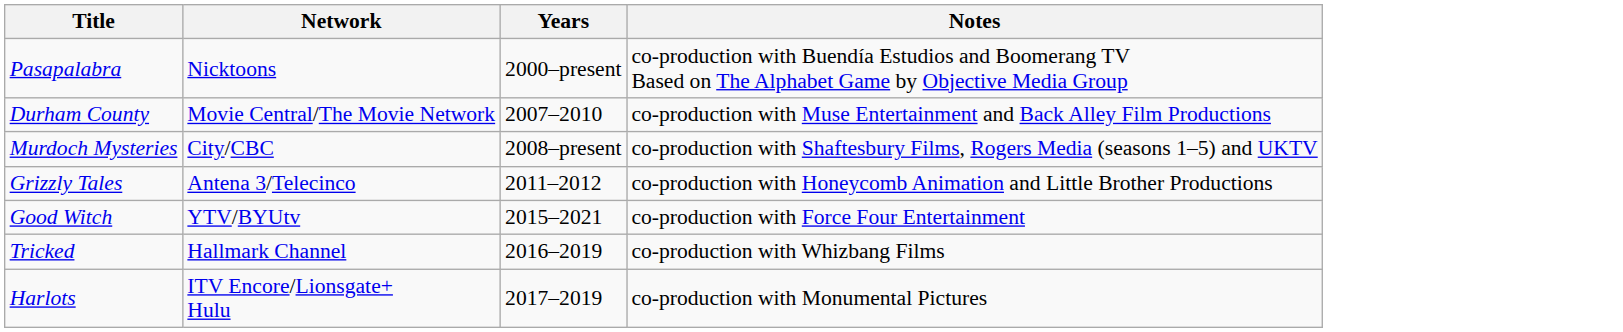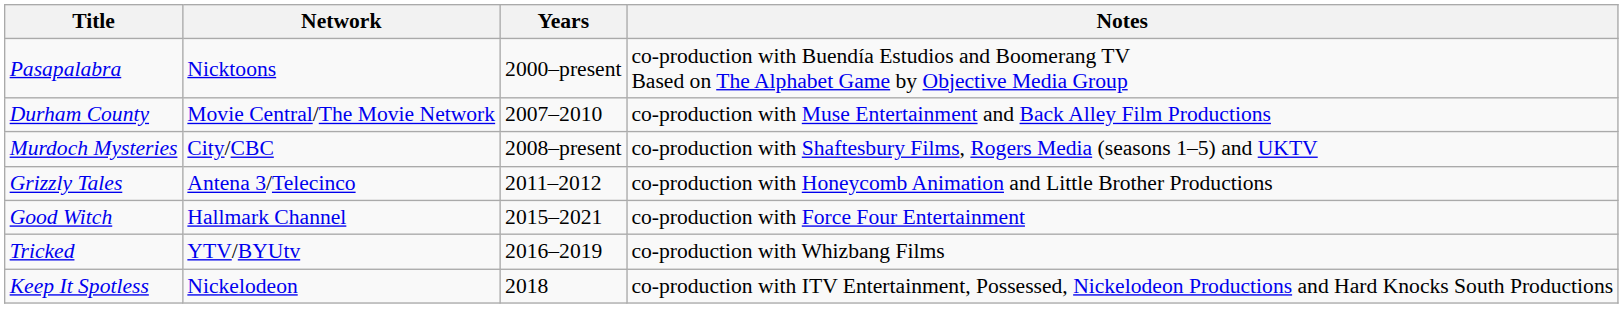(244, 217) YTV/BYUtv -> (267, 217) Hallmark Channel
(267, 251) Hallmark Channel -> (244, 251) YTV/BYUtv
- row: (43, 297)
+ row: (79, 285)
